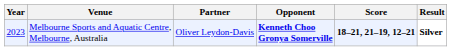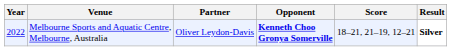(16, 33) 2023 -> (16, 33) 2022
(376, 33) bold -> (376, 33) normal
